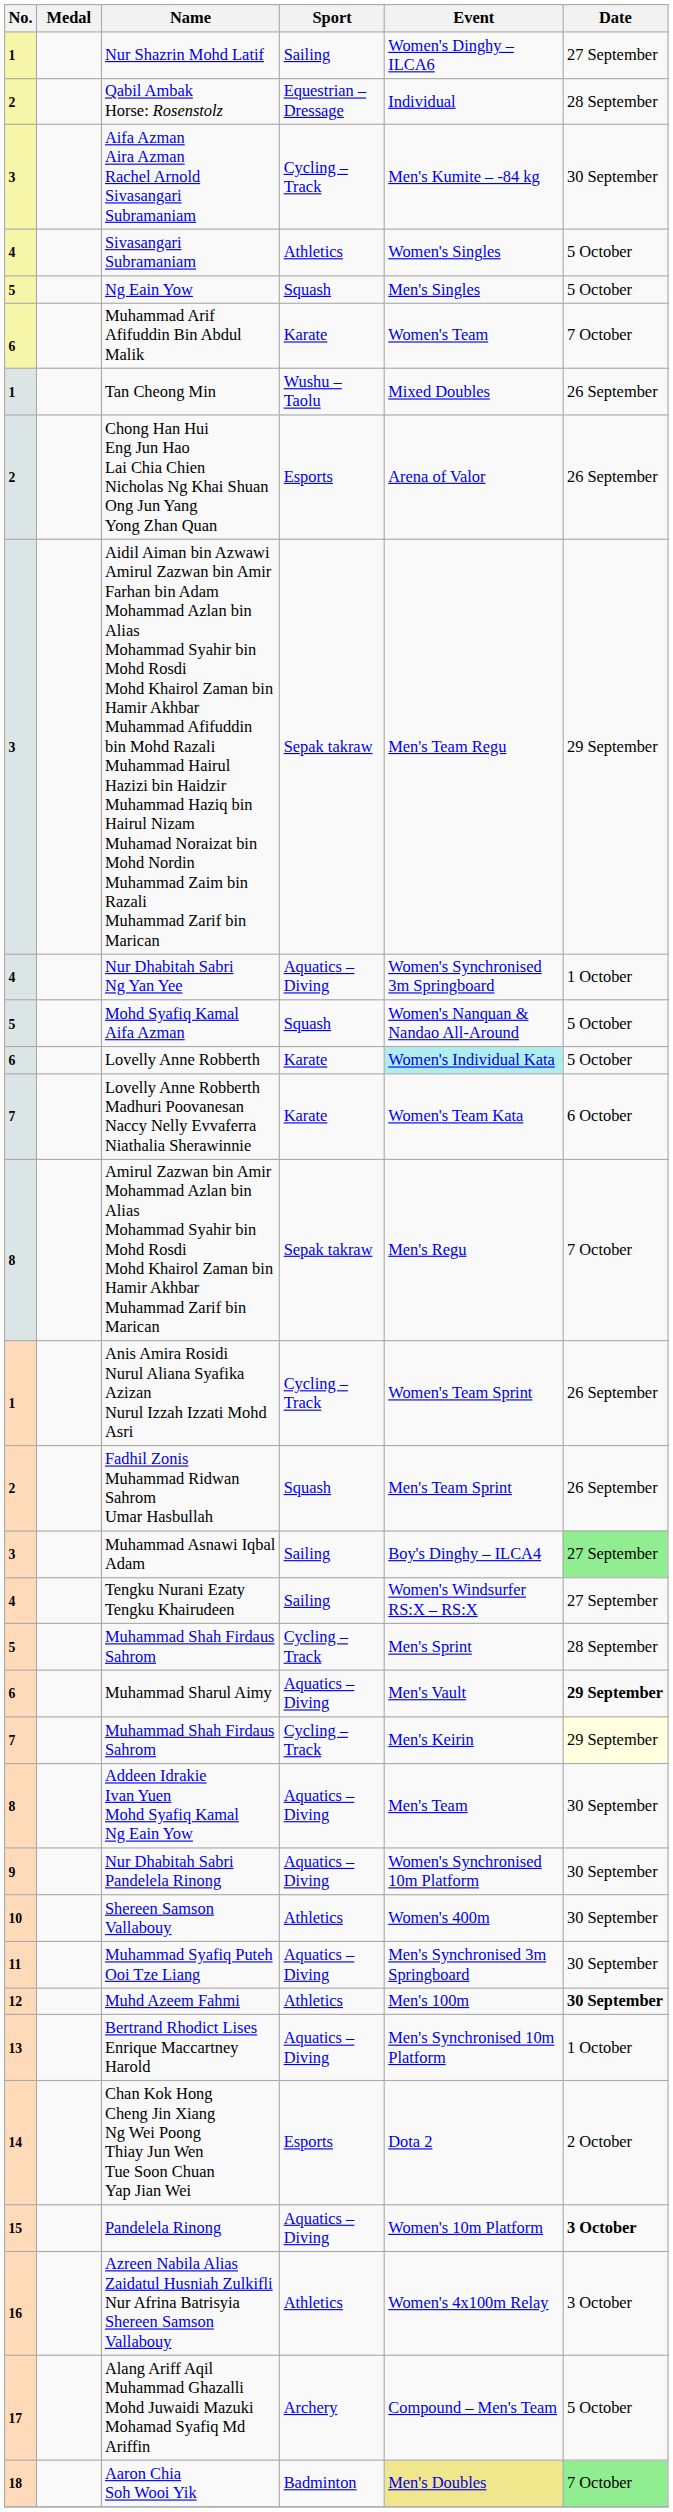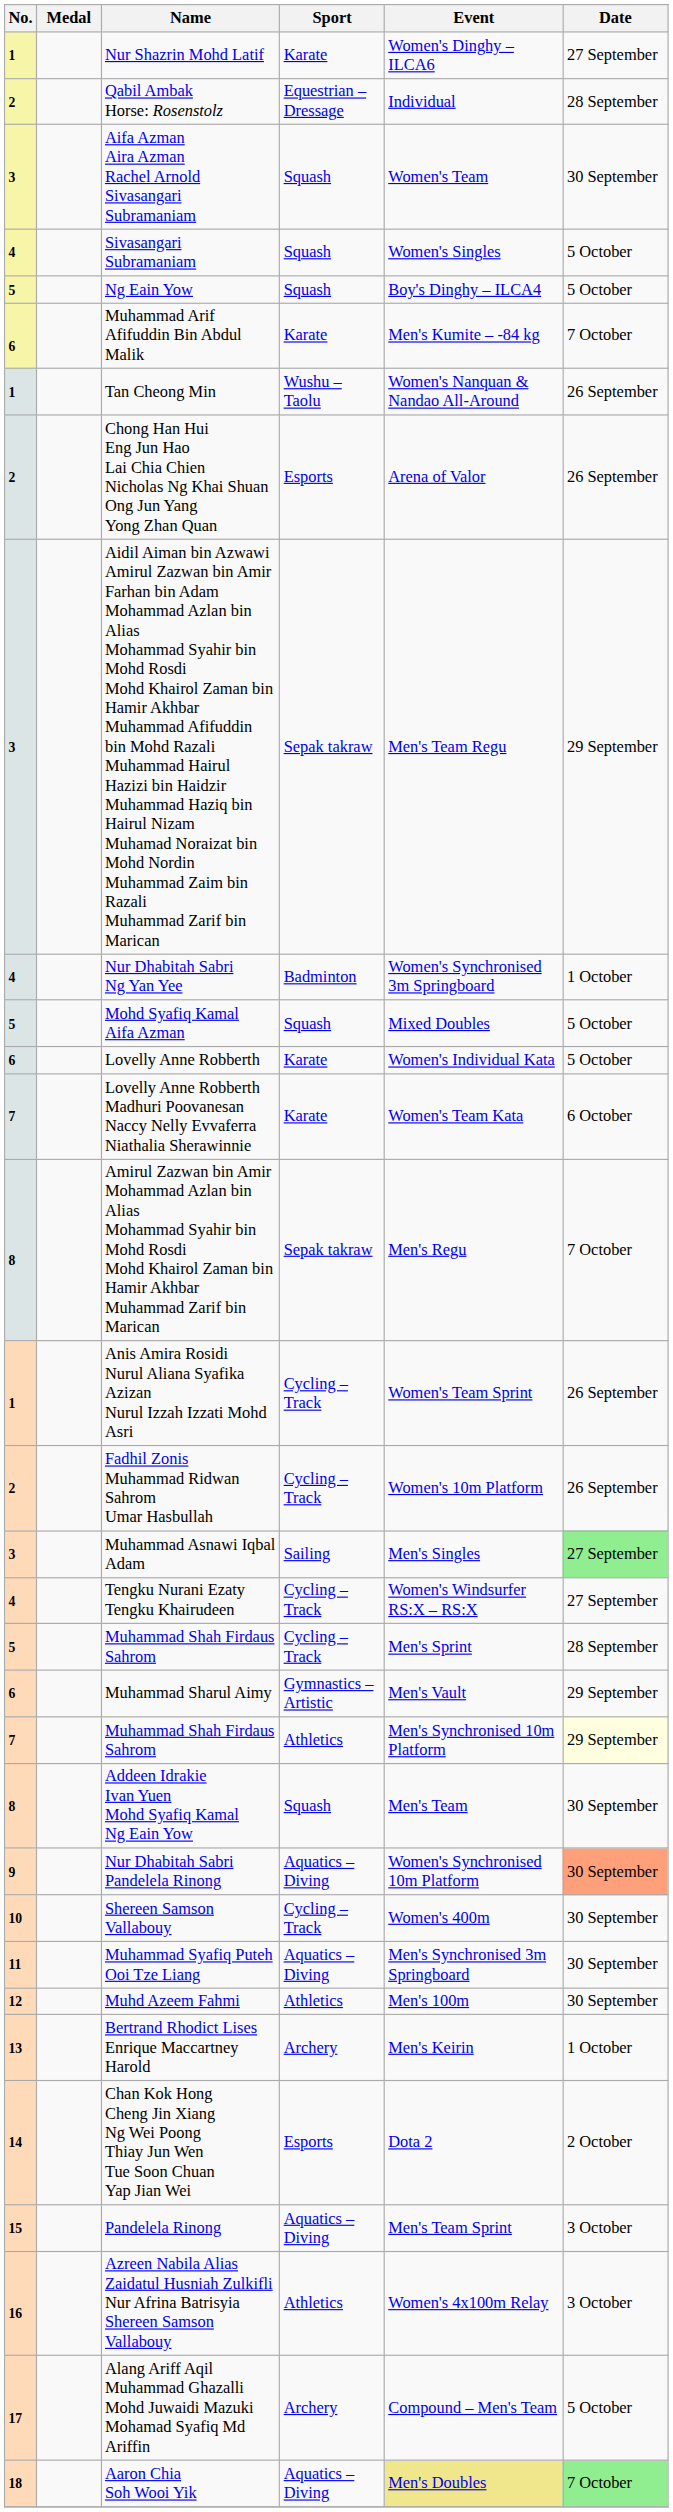(307, 55) Sailing -> (306, 55) Karate
(316, 177) Cycling – Track -> (307, 177) Squash
(464, 177) Men's Kumite – -84 kg -> (438, 177) Women's Team
(313, 252) Athletics -> (307, 252) Squash
(434, 289) Men's Singles -> (465, 289) Boy's Dinghy – ILCA4
(438, 335) Women's Team -> (464, 335) Men's Kumite – -84 kg
(439, 392) Mixed Doubles -> (458, 392) Women's Nanquan & Nandao All-Around
(319, 977) Aquatics – Diving -> (320, 977) Badminton
(458, 1023) Women's Nanquan & Nandao All-Around -> (439, 1023) Mixed Doubles
(472, 1060) paleturquoise background -> (472, 1060) no background
(307, 1488) Squash -> (316, 1488) Cycling – Track
(450, 1488) Men's Team Sprint -> (466, 1488) Women's 10m Platform
(465, 1554) Boy's Dinghy – ILCA4 -> (434, 1554) Men's Singles
(307, 1600) Sailing -> (316, 1600) Cycling – Track
(319, 1693) Aquatics – Diving -> (329, 1693) Gymnastics – Artistic
(615, 1693) bold -> (612, 1693) normal
(316, 1740) Cycling – Track -> (313, 1740) Athletics
(431, 1740) Men's Keirin -> (471, 1740) Men's Synchronised 10m Platform
(319, 1805) Aquatics – Diving -> (307, 1805) Squash
(612, 1871) no background -> (612, 1871) lightsalmon background
(313, 1918) Athletics -> (316, 1918) Cycling – Track
(615, 2001) bold -> (612, 2001) normal
(319, 2047) Aquatics – Diving -> (311, 2047) Archery
(471, 2047) Men's Synchronised 10m Platform -> (431, 2047) Men's Keirin
(466, 2228) Women's 10m Platform -> (450, 2228) Men's Team Sprint
(602, 2228) bold -> (600, 2228) normal
(320, 2483) Badminton -> (319, 2483) Aquatics – Diving
